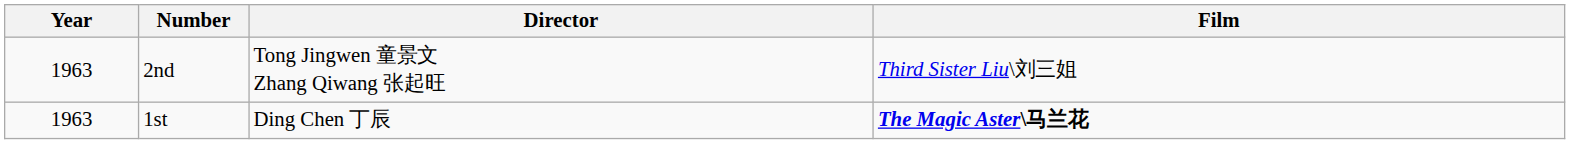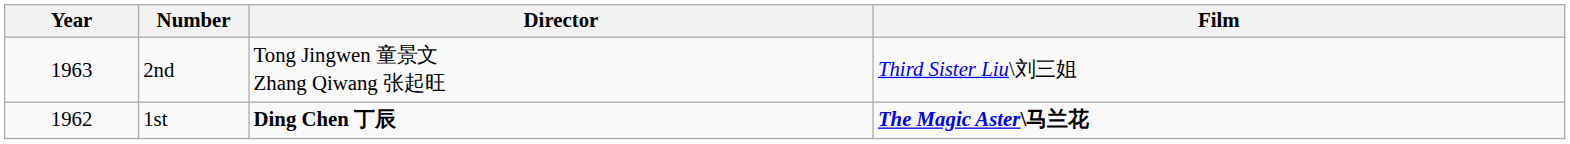(72, 120) 1963 -> (72, 120) 1962
(322, 119) normal -> (325, 119) bold
